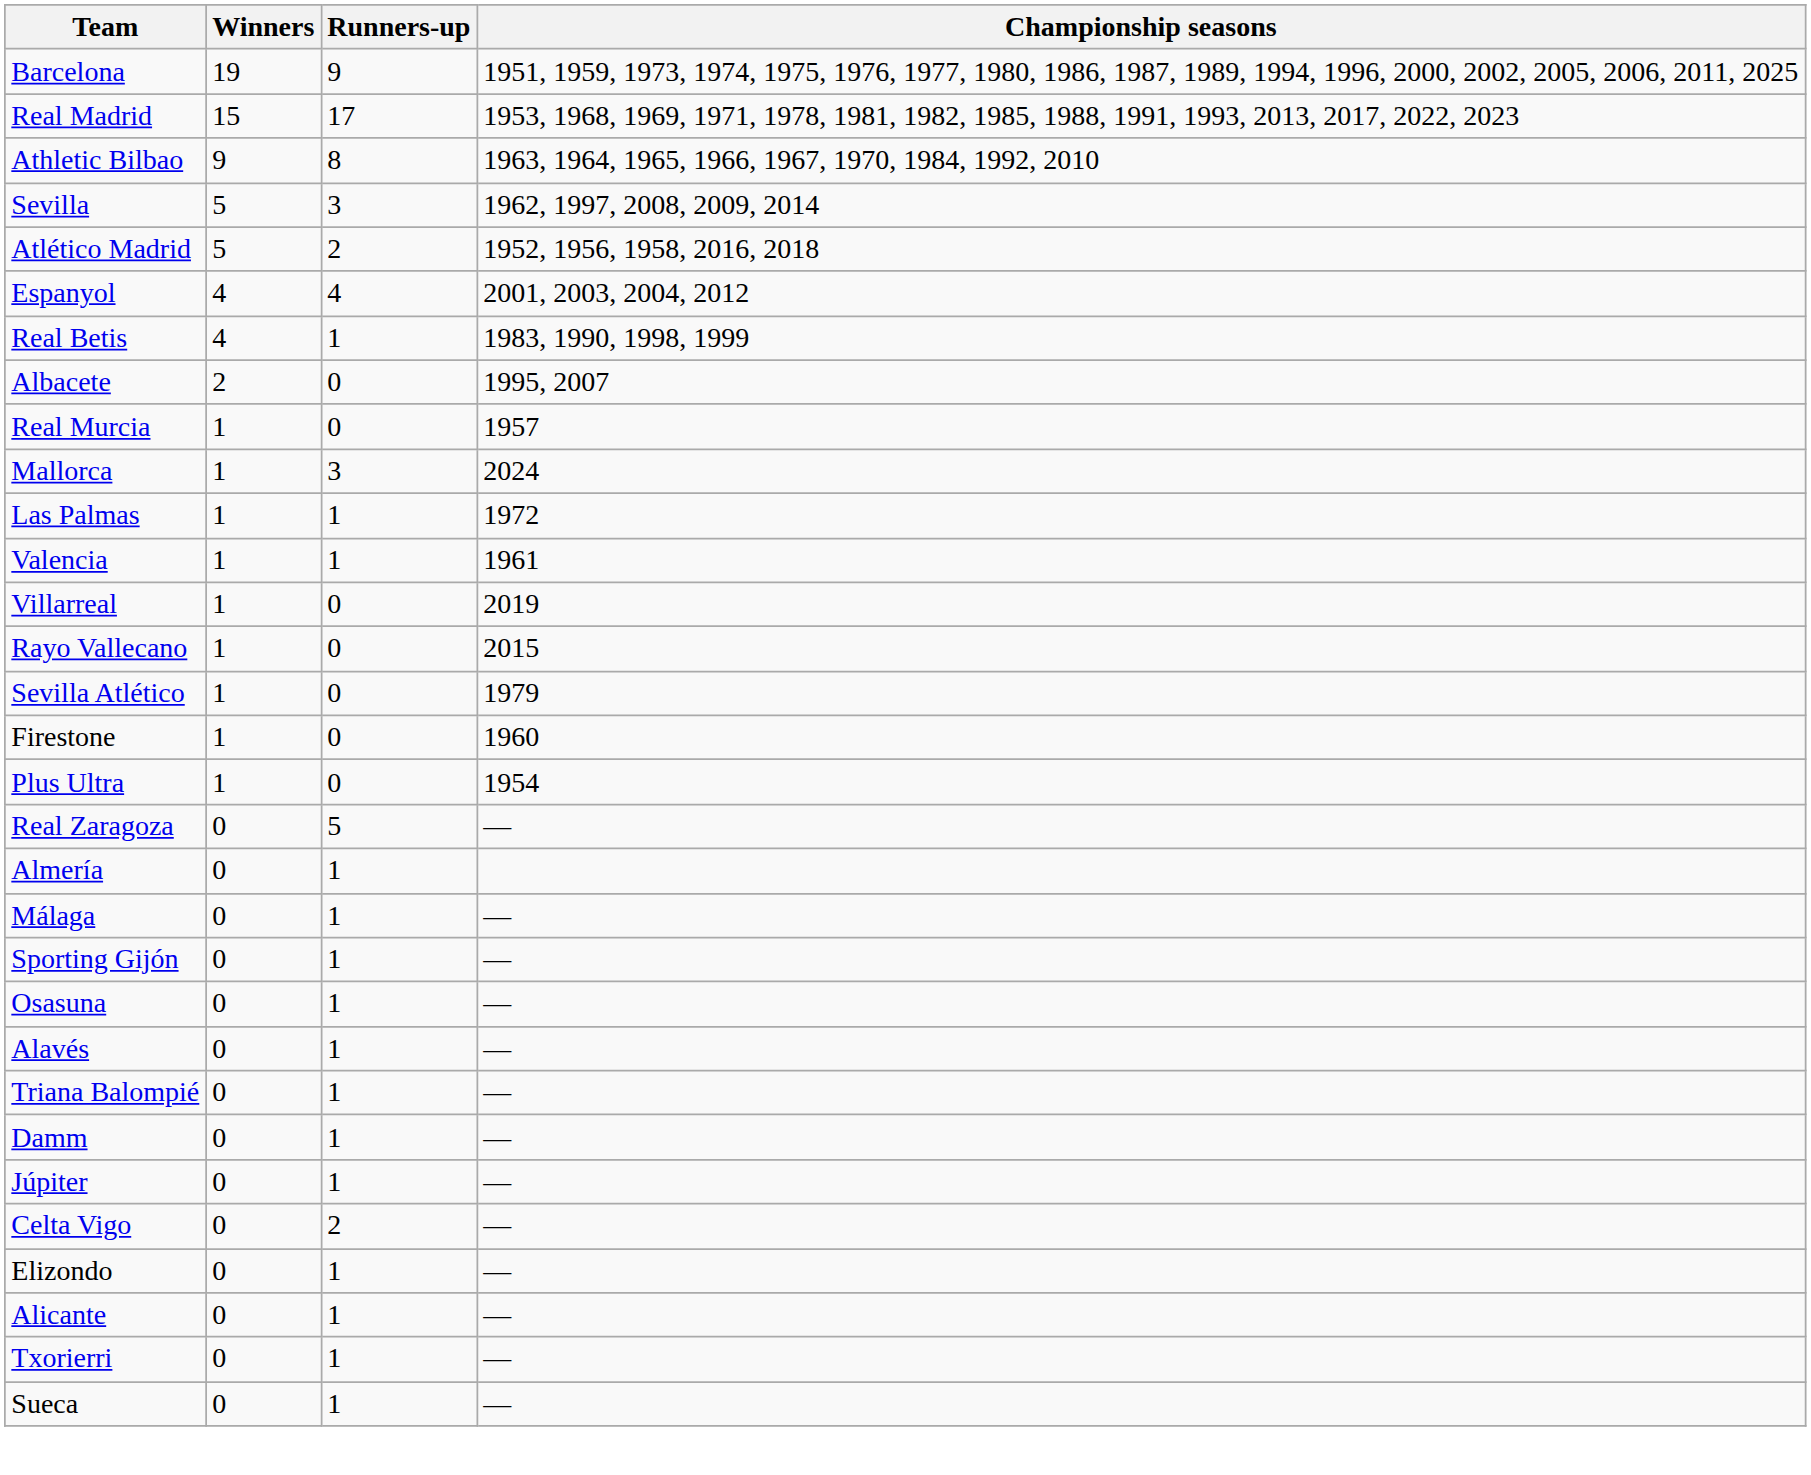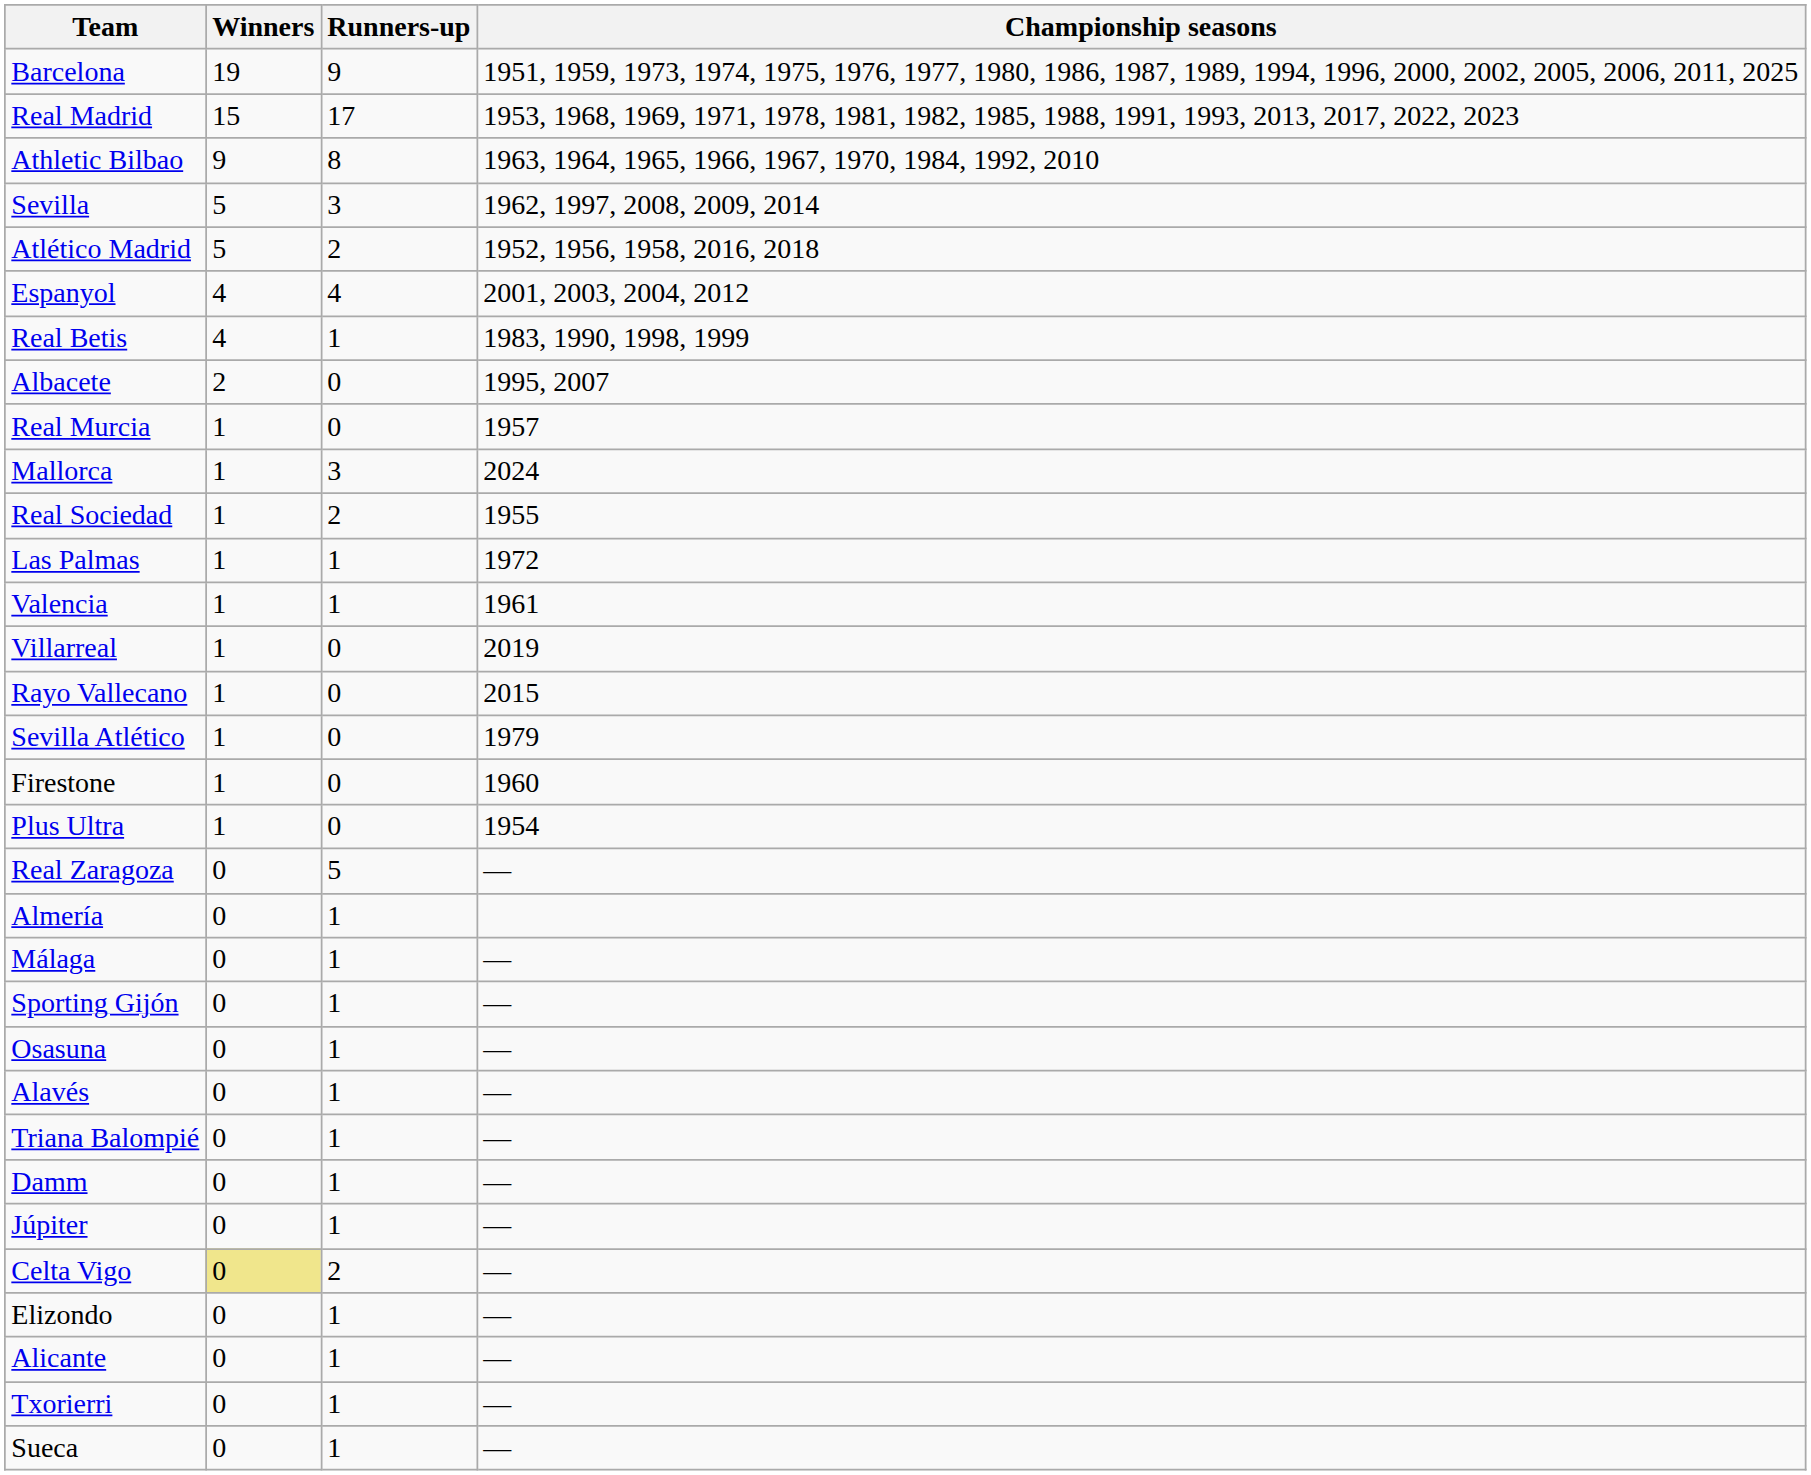+ row: (92, 515)
(219, 1225) no background -> (219, 1270) khaki background
